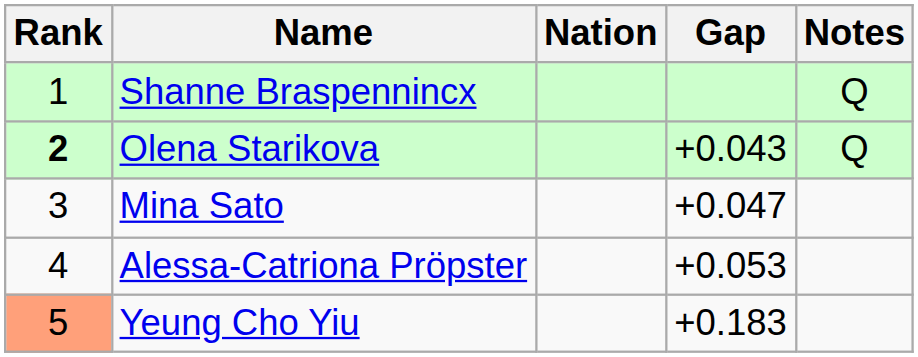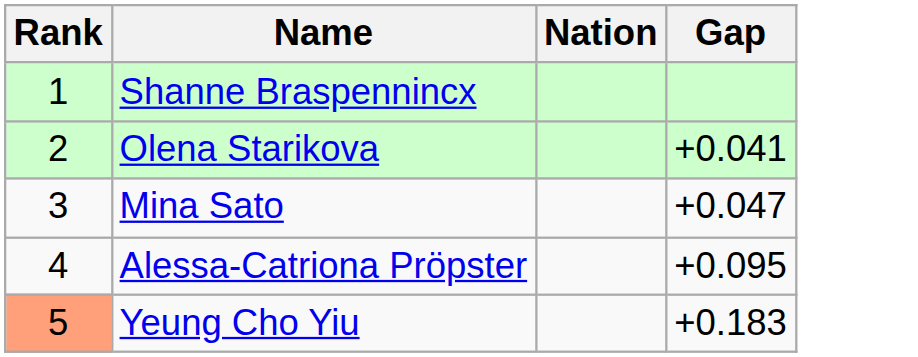- column: (854, 33)
(58, 149) bold -> (58, 149) normal
(731, 149) +0.043 -> (731, 149) +0.041
(731, 264) +0.053 -> (731, 264) +0.095
